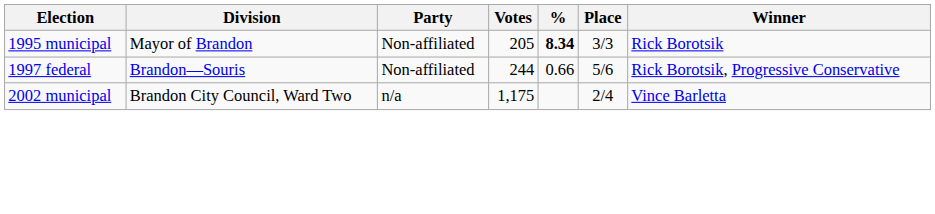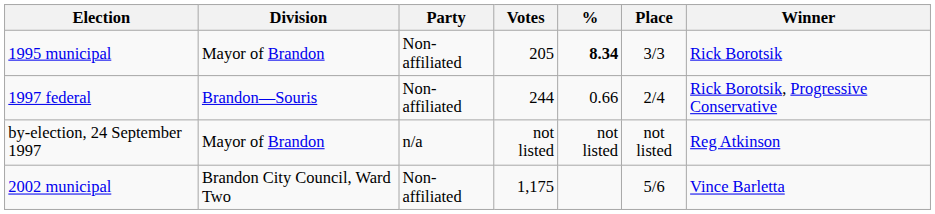(603, 69) 5/6 -> (654, 97) 2/4
+ row: (95, 142)
(392, 95) n/a -> (432, 187) Non-affiliated
(603, 95) 2/4 -> (654, 187) 5/6
